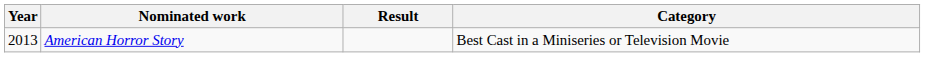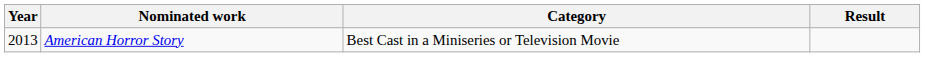columns swapped: (686, 16) <-> (398, 16)
